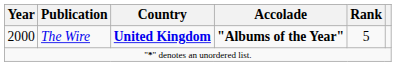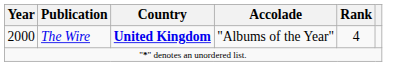(281, 36) bold -> (276, 36) normal
(366, 36) 5 -> (356, 36) 4
